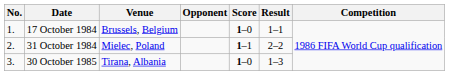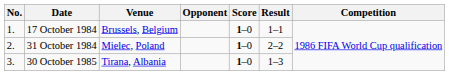(244, 45) 1–1 -> (244, 45) 1–0
